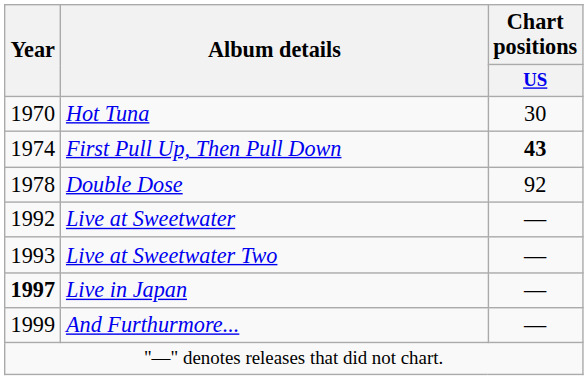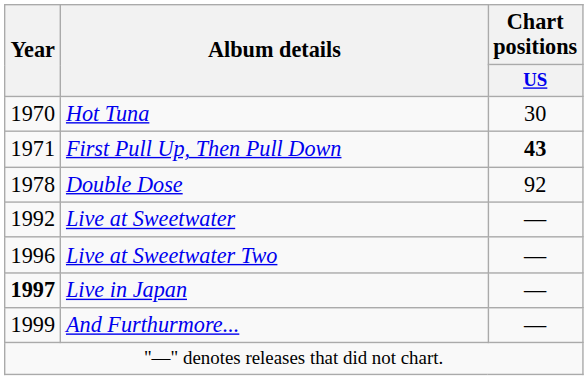(33, 148) 1974 -> (33, 148) 1971
(33, 254) 1993 -> (33, 254) 1996
